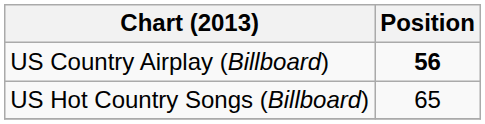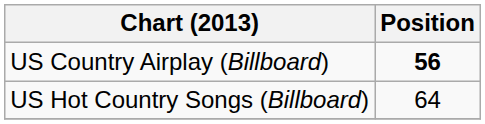(428, 99) 65 -> (428, 99) 64
